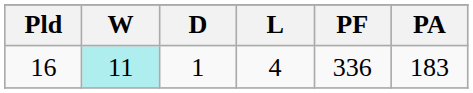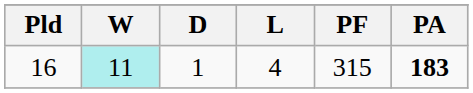(352, 66) 336 -> (352, 66) 315
(430, 66) normal -> (430, 66) bold
